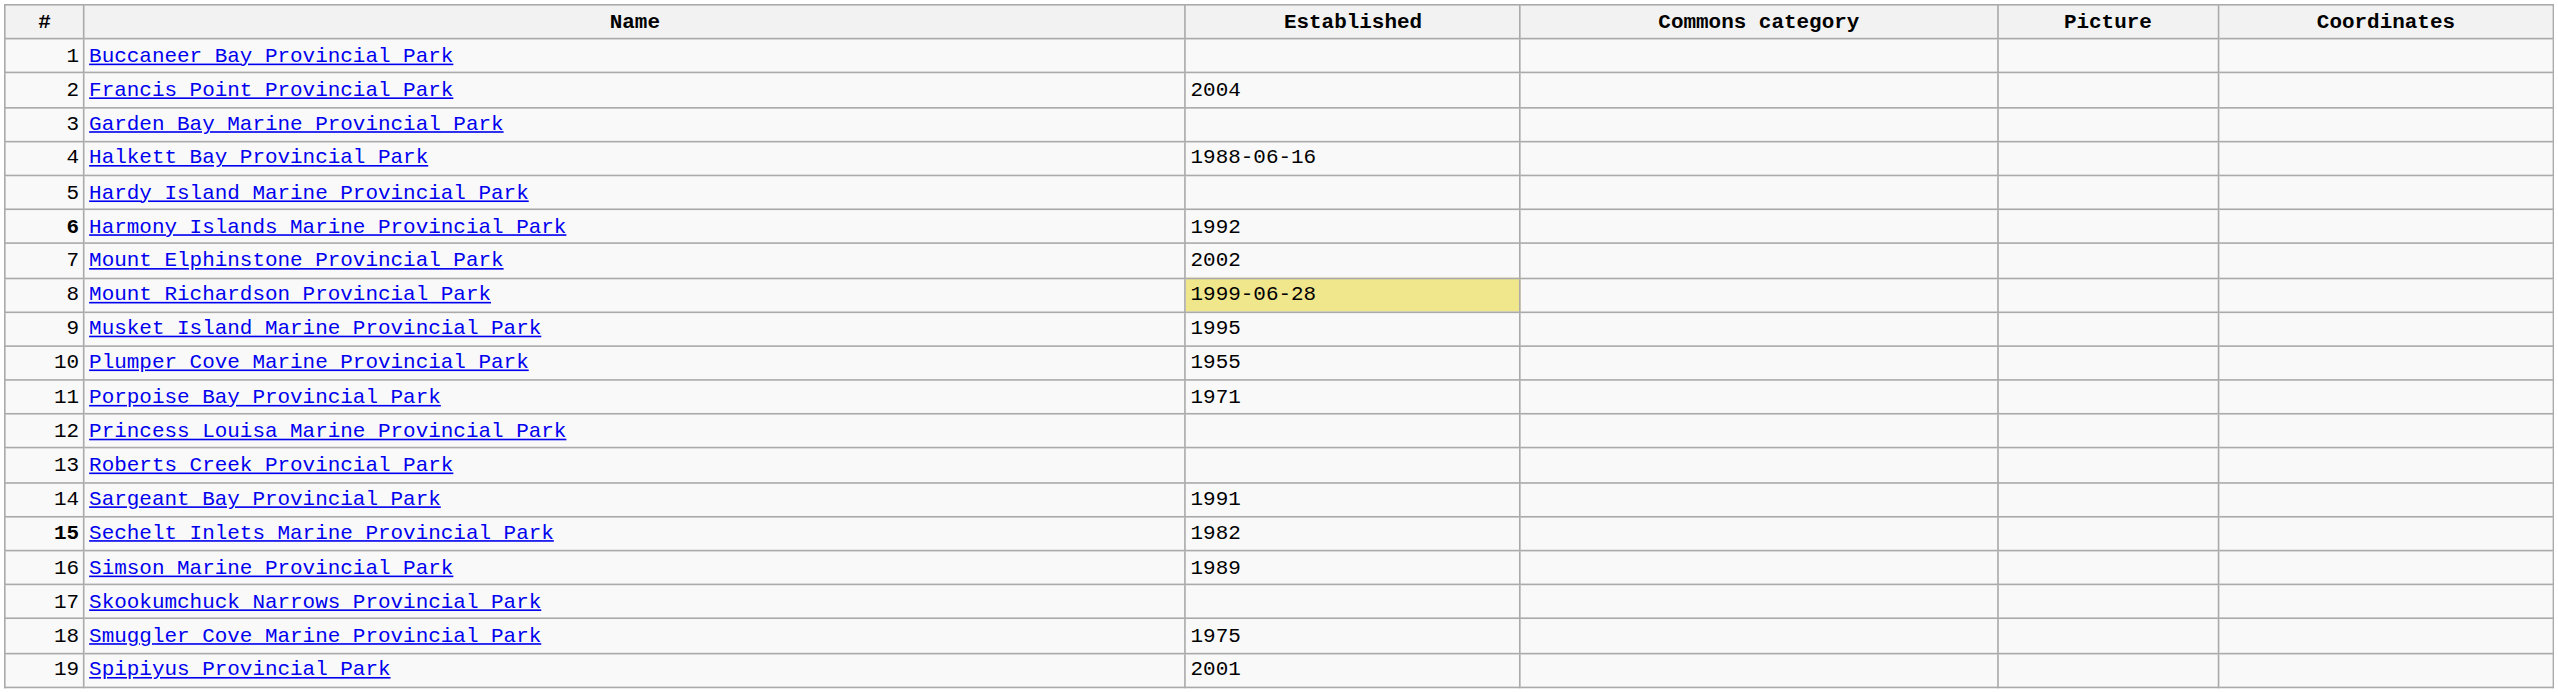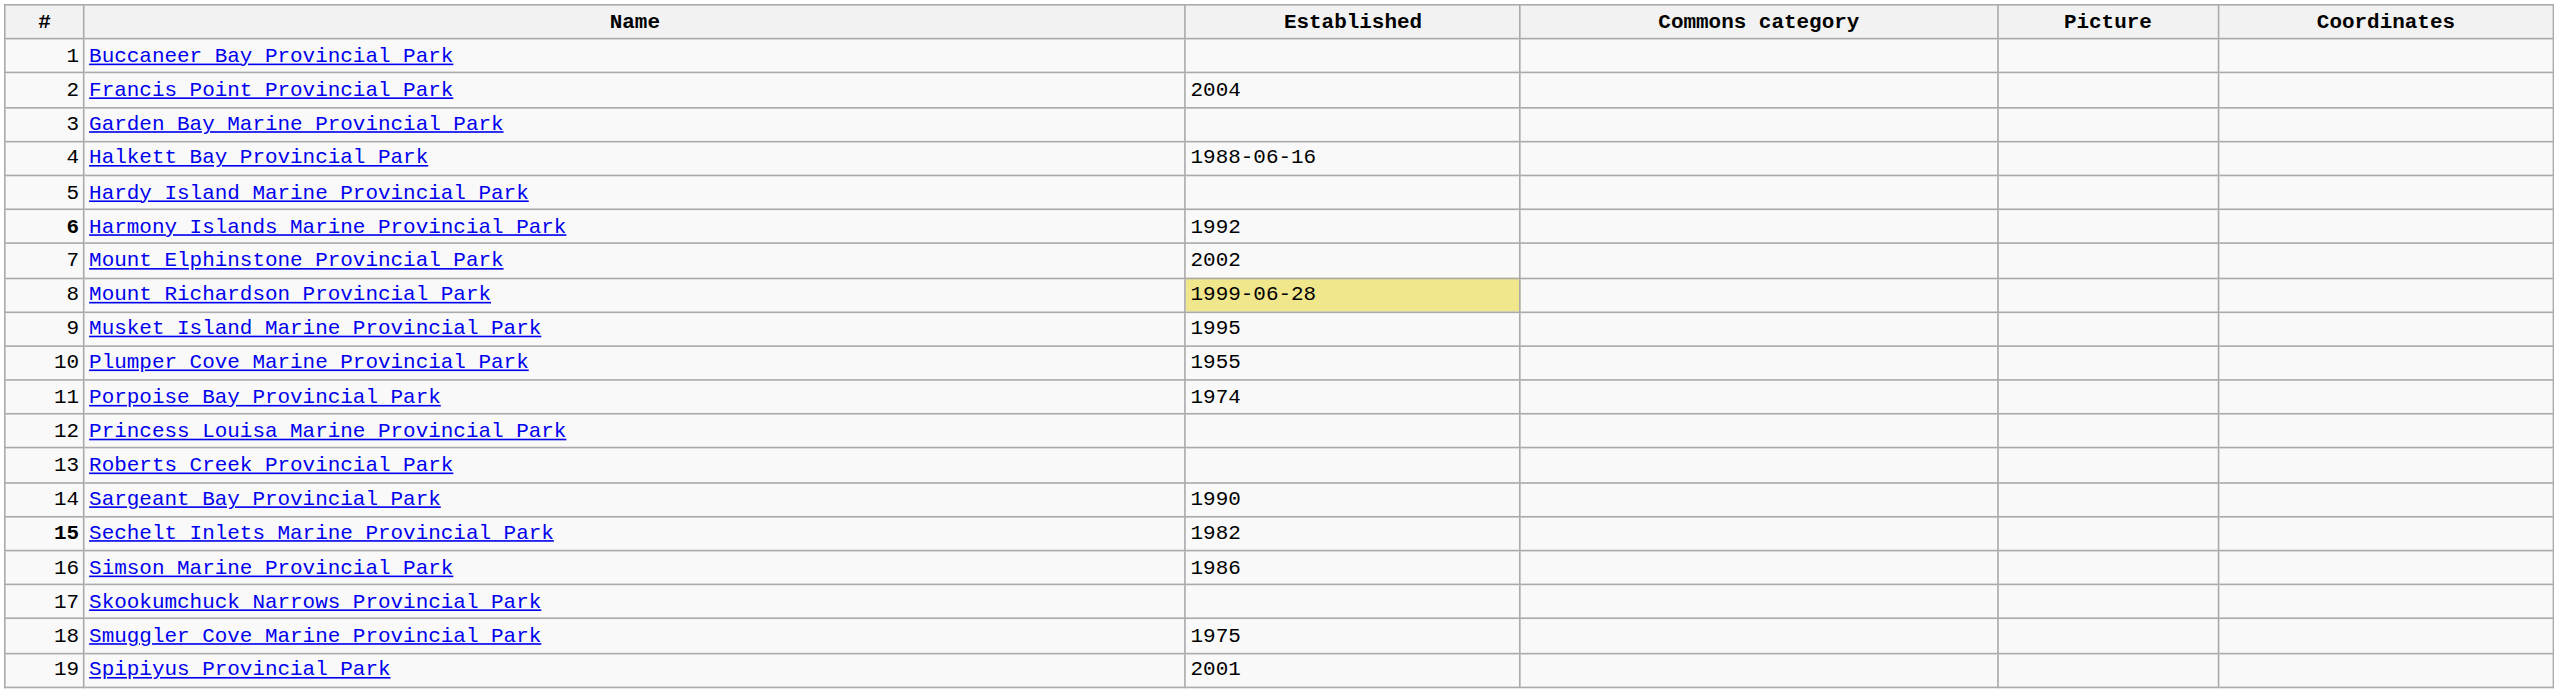(1216, 397) 1971 -> (1216, 397) 1974
(1216, 499) 1991 -> (1216, 499) 1990
(1216, 568) 1989 -> (1216, 568) 1986
